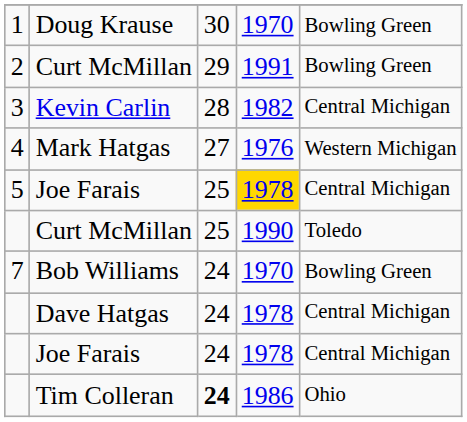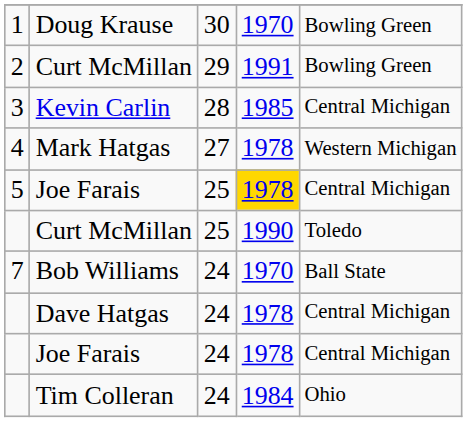(268, 107) 1982 -> (268, 107) 1985
(268, 148) 1976 -> (268, 148) 1978
(368, 271) Bowling Green -> (345, 271) Ball State
(217, 395) bold -> (217, 395) normal
(268, 395) 1986 -> (268, 395) 1984
